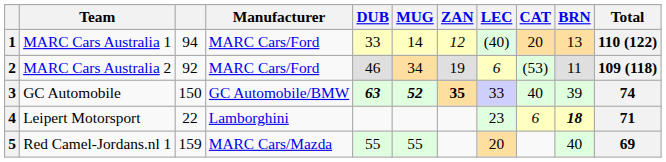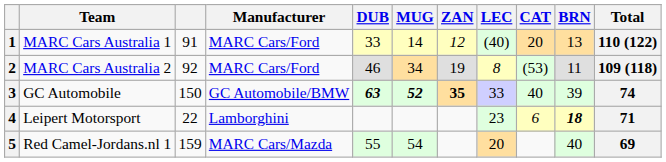(190, 42) 94 -> (190, 42) 91
(497, 67) 6 -> (497, 67) 8
(415, 143) 55 -> (415, 143) 54
